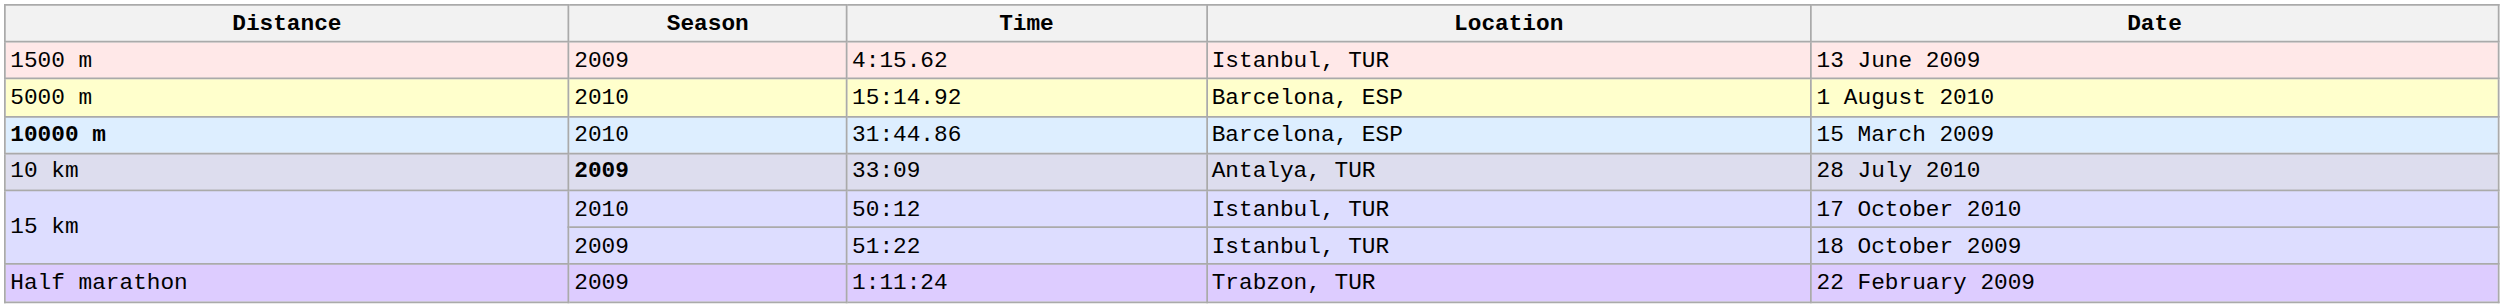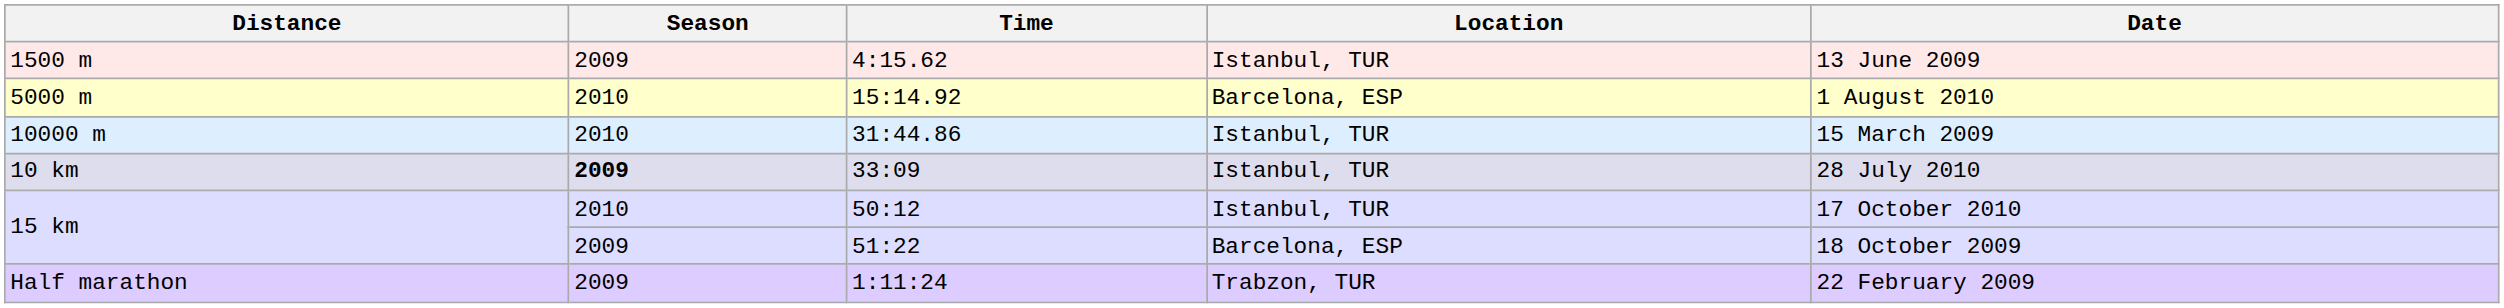(58, 135) bold -> (58, 135) normal
(1307, 135) Barcelona, ESP -> (1300, 135) Istanbul, TUR
(1294, 172) Antalya, TUR -> (1300, 172) Istanbul, TUR
(1300, 246) Istanbul, TUR -> (1307, 246) Barcelona, ESP
